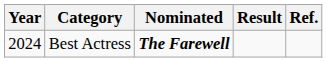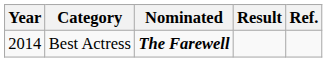(25, 43) 2024 -> (25, 43) 2014
